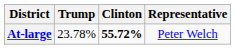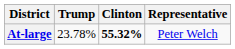(122, 34) 55.72% -> (122, 34) 55.32%
